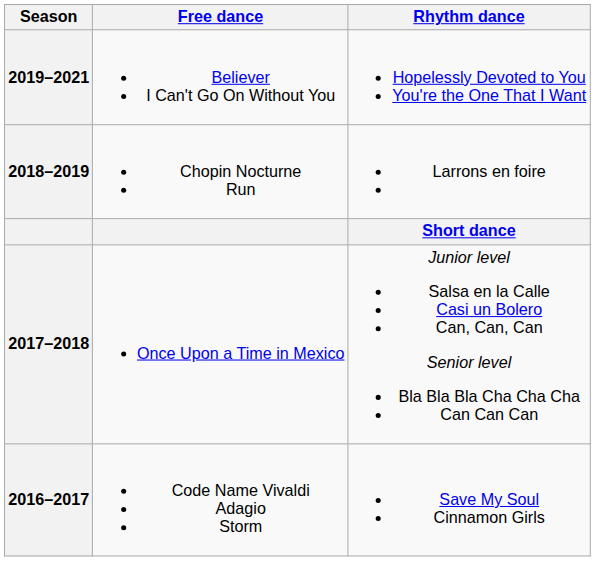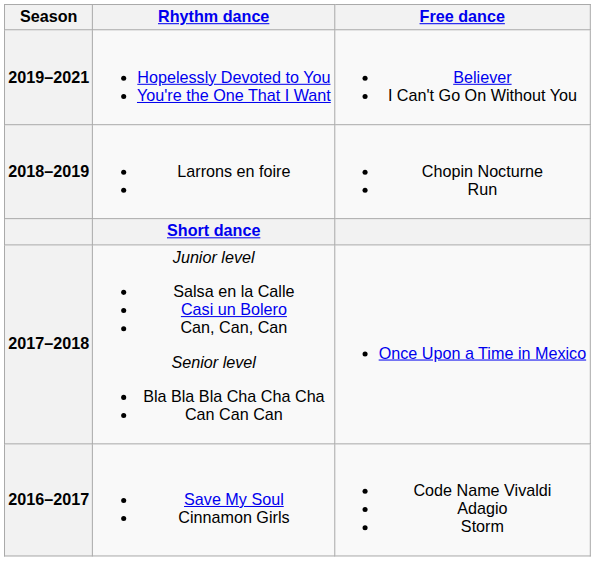columns swapped: (469, 17) <-> (221, 17)
